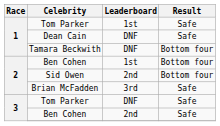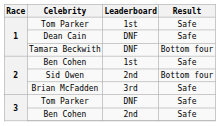(187, 62) Bottom four -> (187, 62) Safe
